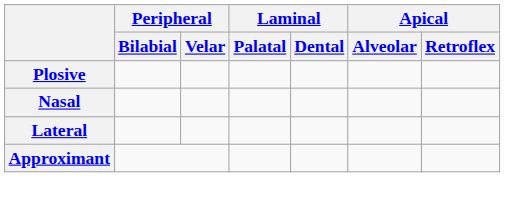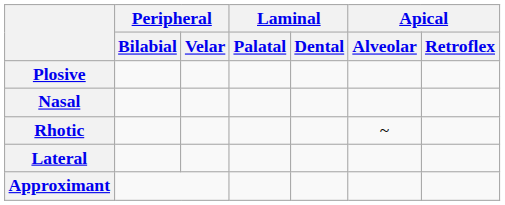+ row: (59, 130)
